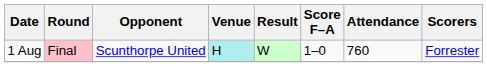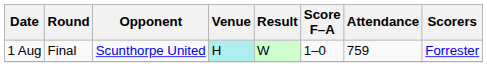(62, 51) pink background -> (62, 51) no background
(358, 51) 760 -> (358, 51) 759
